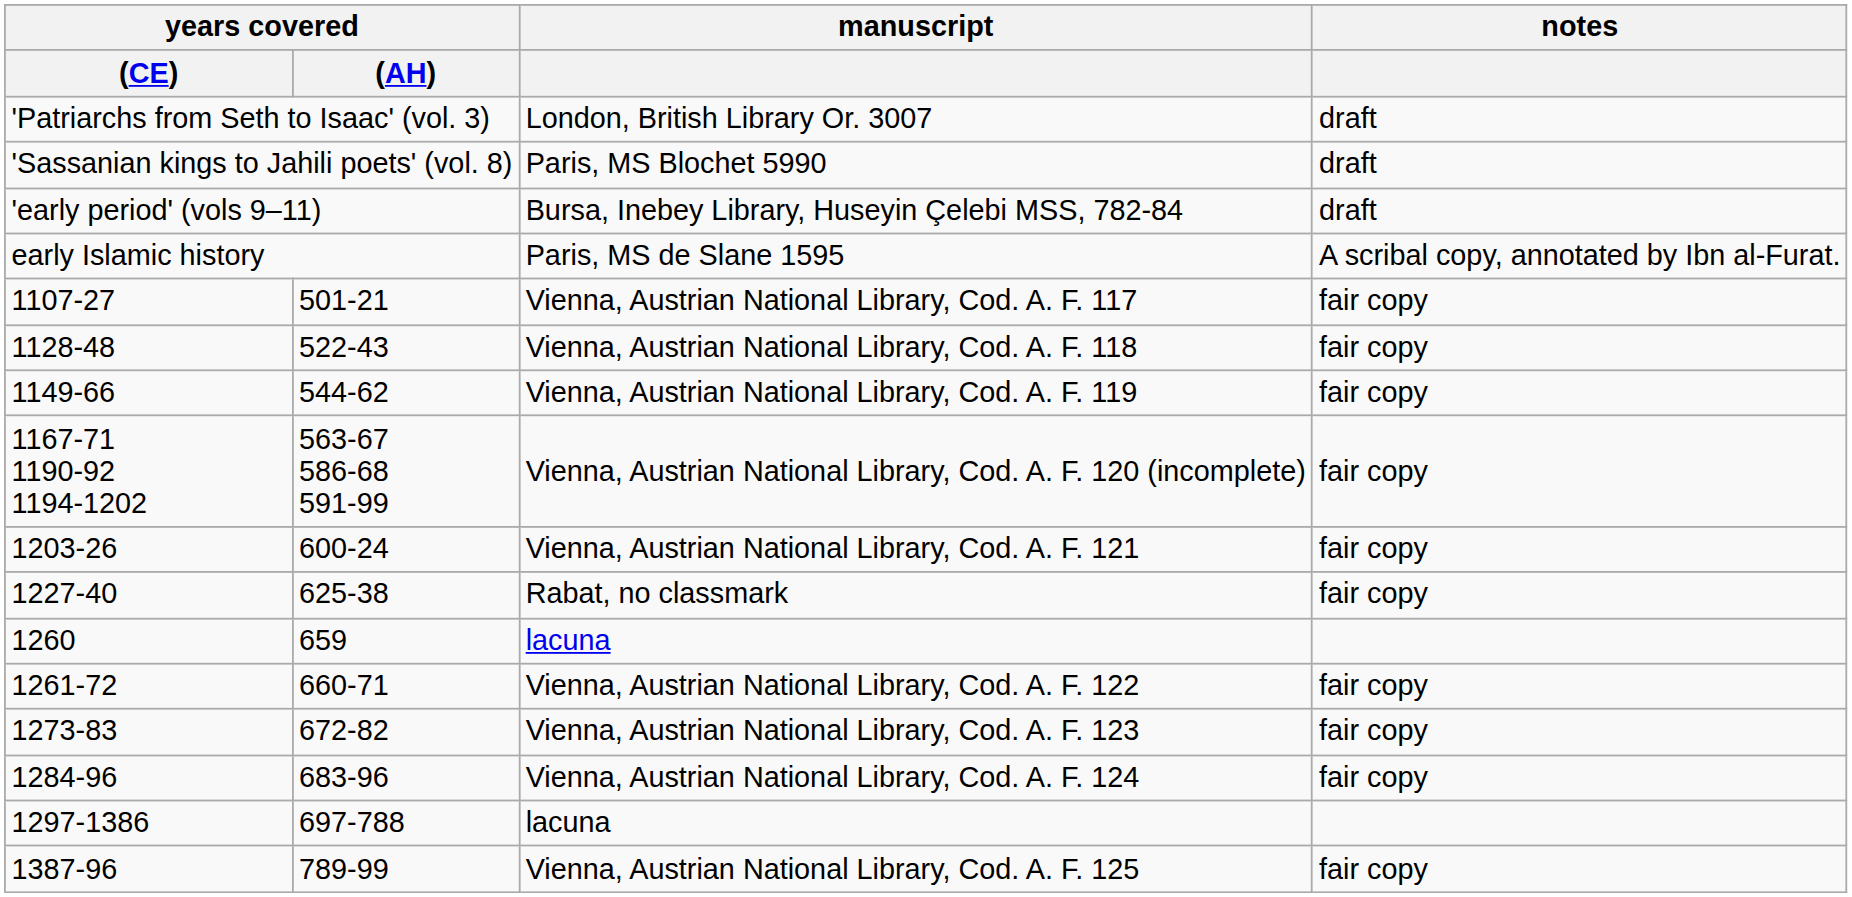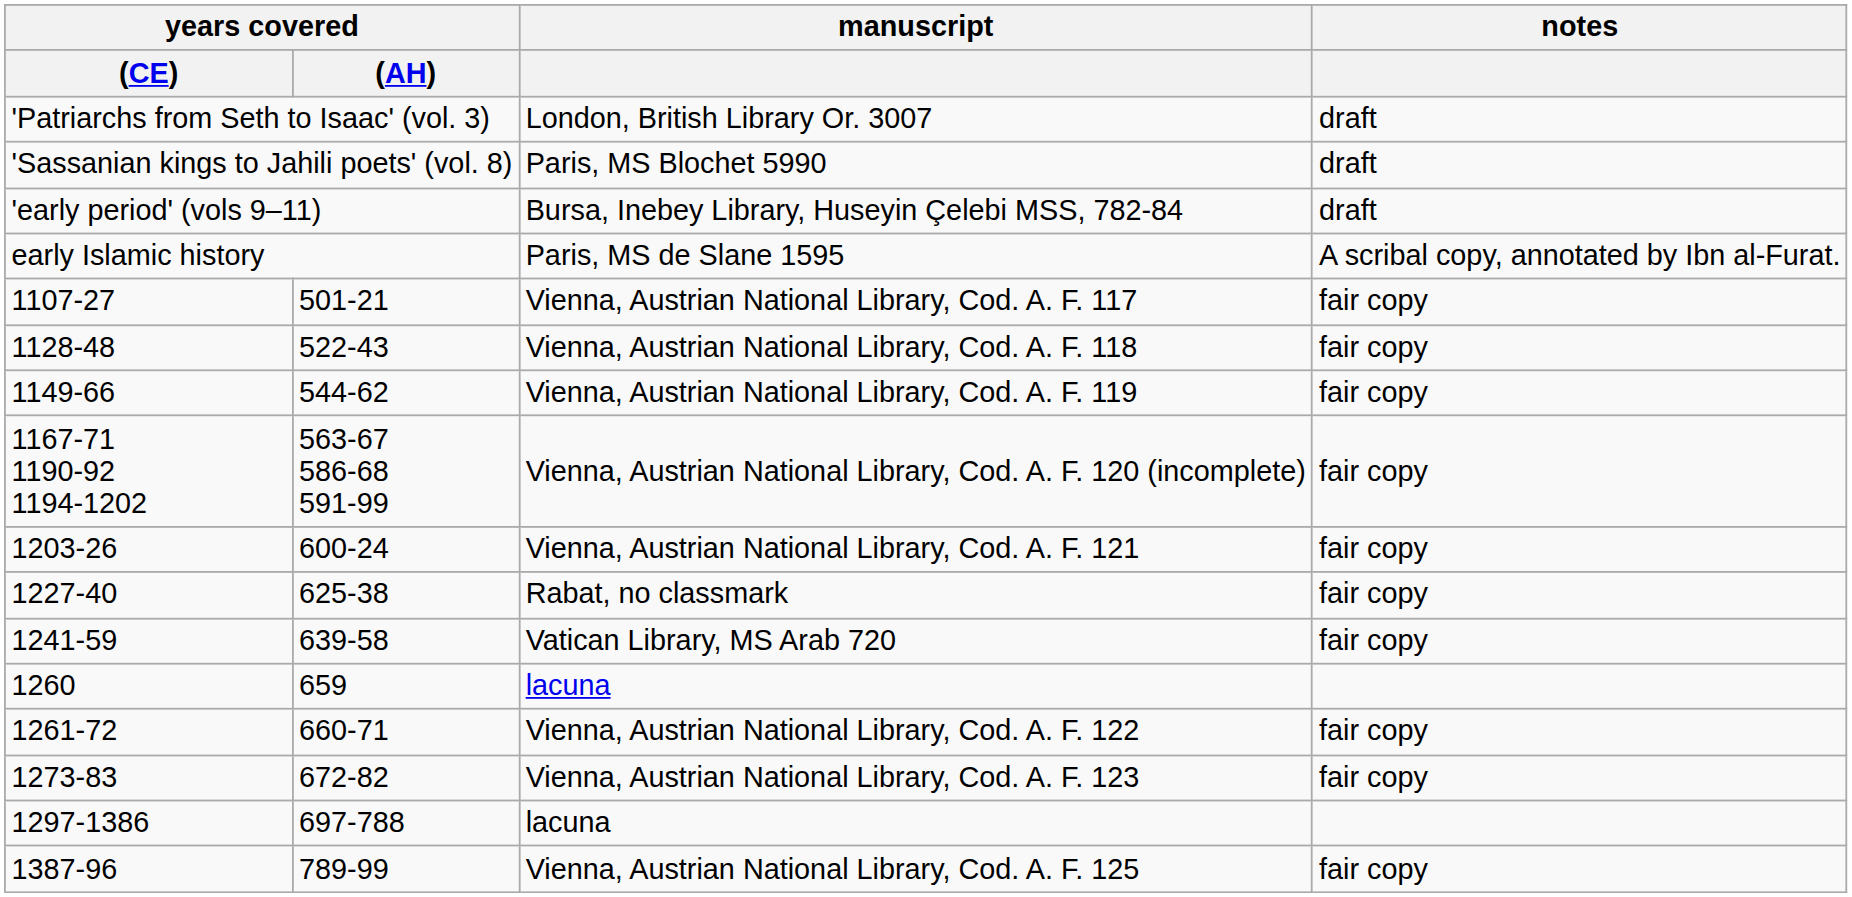+ row: (64, 640)
- row: (64, 777)
